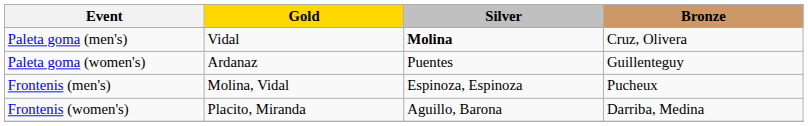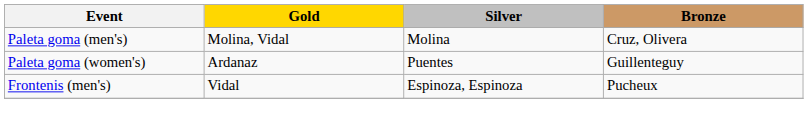(223, 39) Vidal -> (248, 39) Molina, Vidal
(430, 39) bold -> (429, 39) normal
(248, 86) Molina, Vidal -> (223, 86) Vidal
- row: (68, 109)
